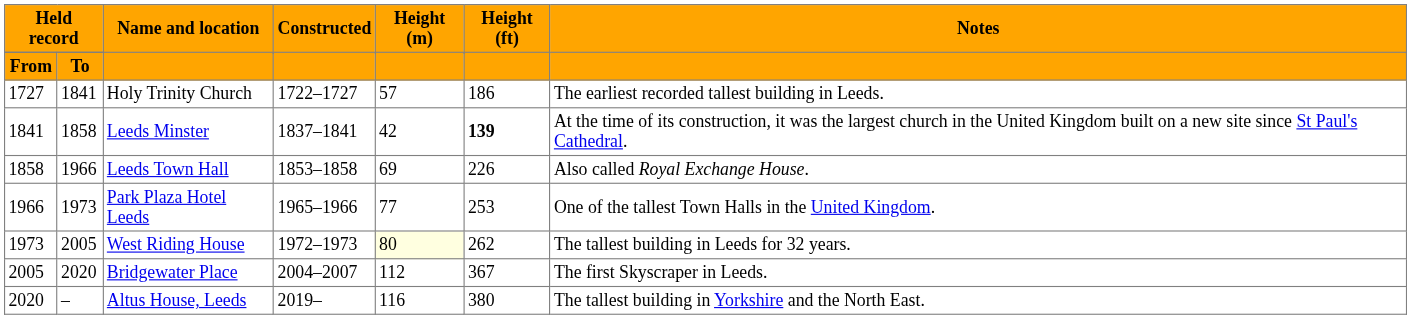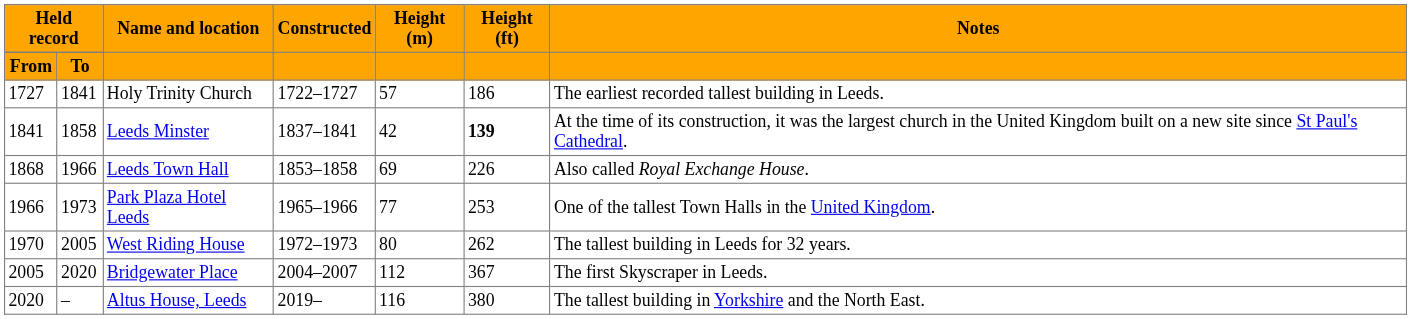(26, 169) 1858 -> (26, 169) 1868
(26, 244) 1973 -> (26, 244) 1970
(388, 244) lightyellow background -> (388, 244) no background
